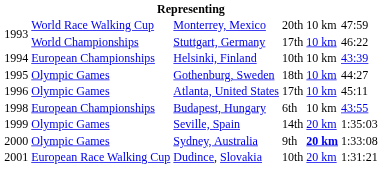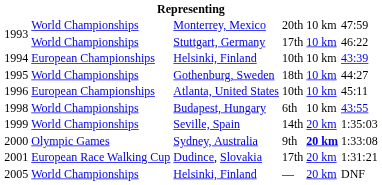(93, 25) World Race Walking Cup -> (85, 25) World Championships
(70, 75) Olympic Games -> (85, 75) World Championships
(70, 91) Olympic Games -> (93, 91) European Championships
(293, 91) 17th -> (293, 91) 10th
(93, 108) European Championships -> (85, 108) World Championships
(70, 124) Olympic Games -> (85, 124) World Championships
(293, 157) 10th -> (293, 157) 17th
+ row: (16, 174)
